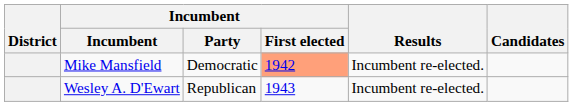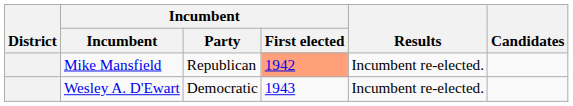(222, 64) Democratic -> (221, 64) Republican
(221, 88) Republican -> (222, 88) Democratic
